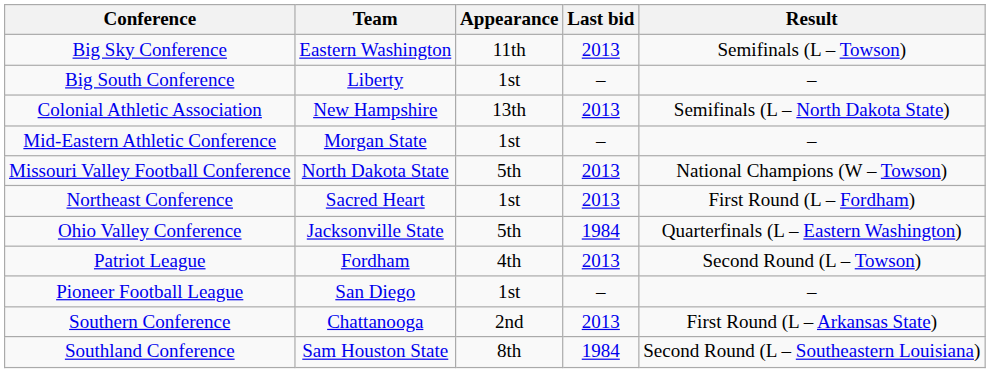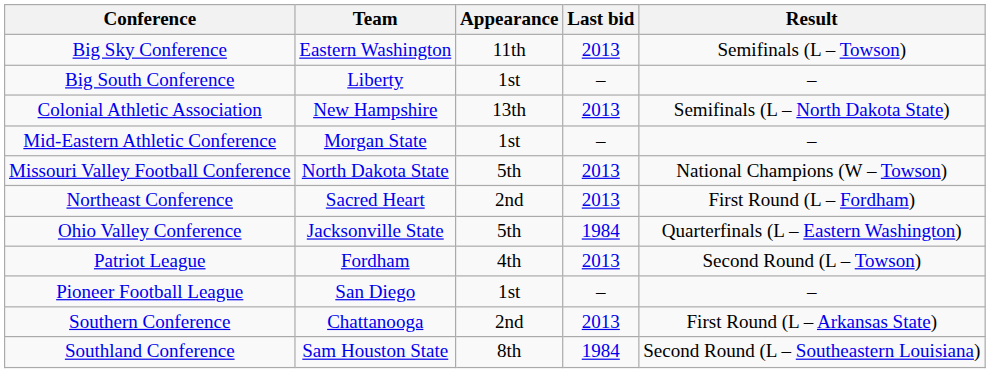(509, 200) 1st -> (509, 200) 2nd
